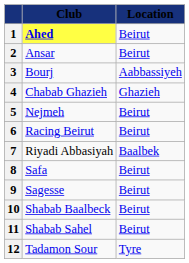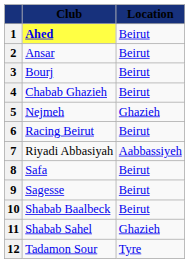(150, 72) Aabbassiyeh -> (134, 72) Beirut
(139, 92) Ghazieh -> (134, 92) Beirut
(134, 111) Beirut -> (139, 111) Ghazieh
(139, 151) Baalbek -> (150, 151) Aabbassiyeh
(134, 229) Beirut -> (139, 229) Ghazieh
